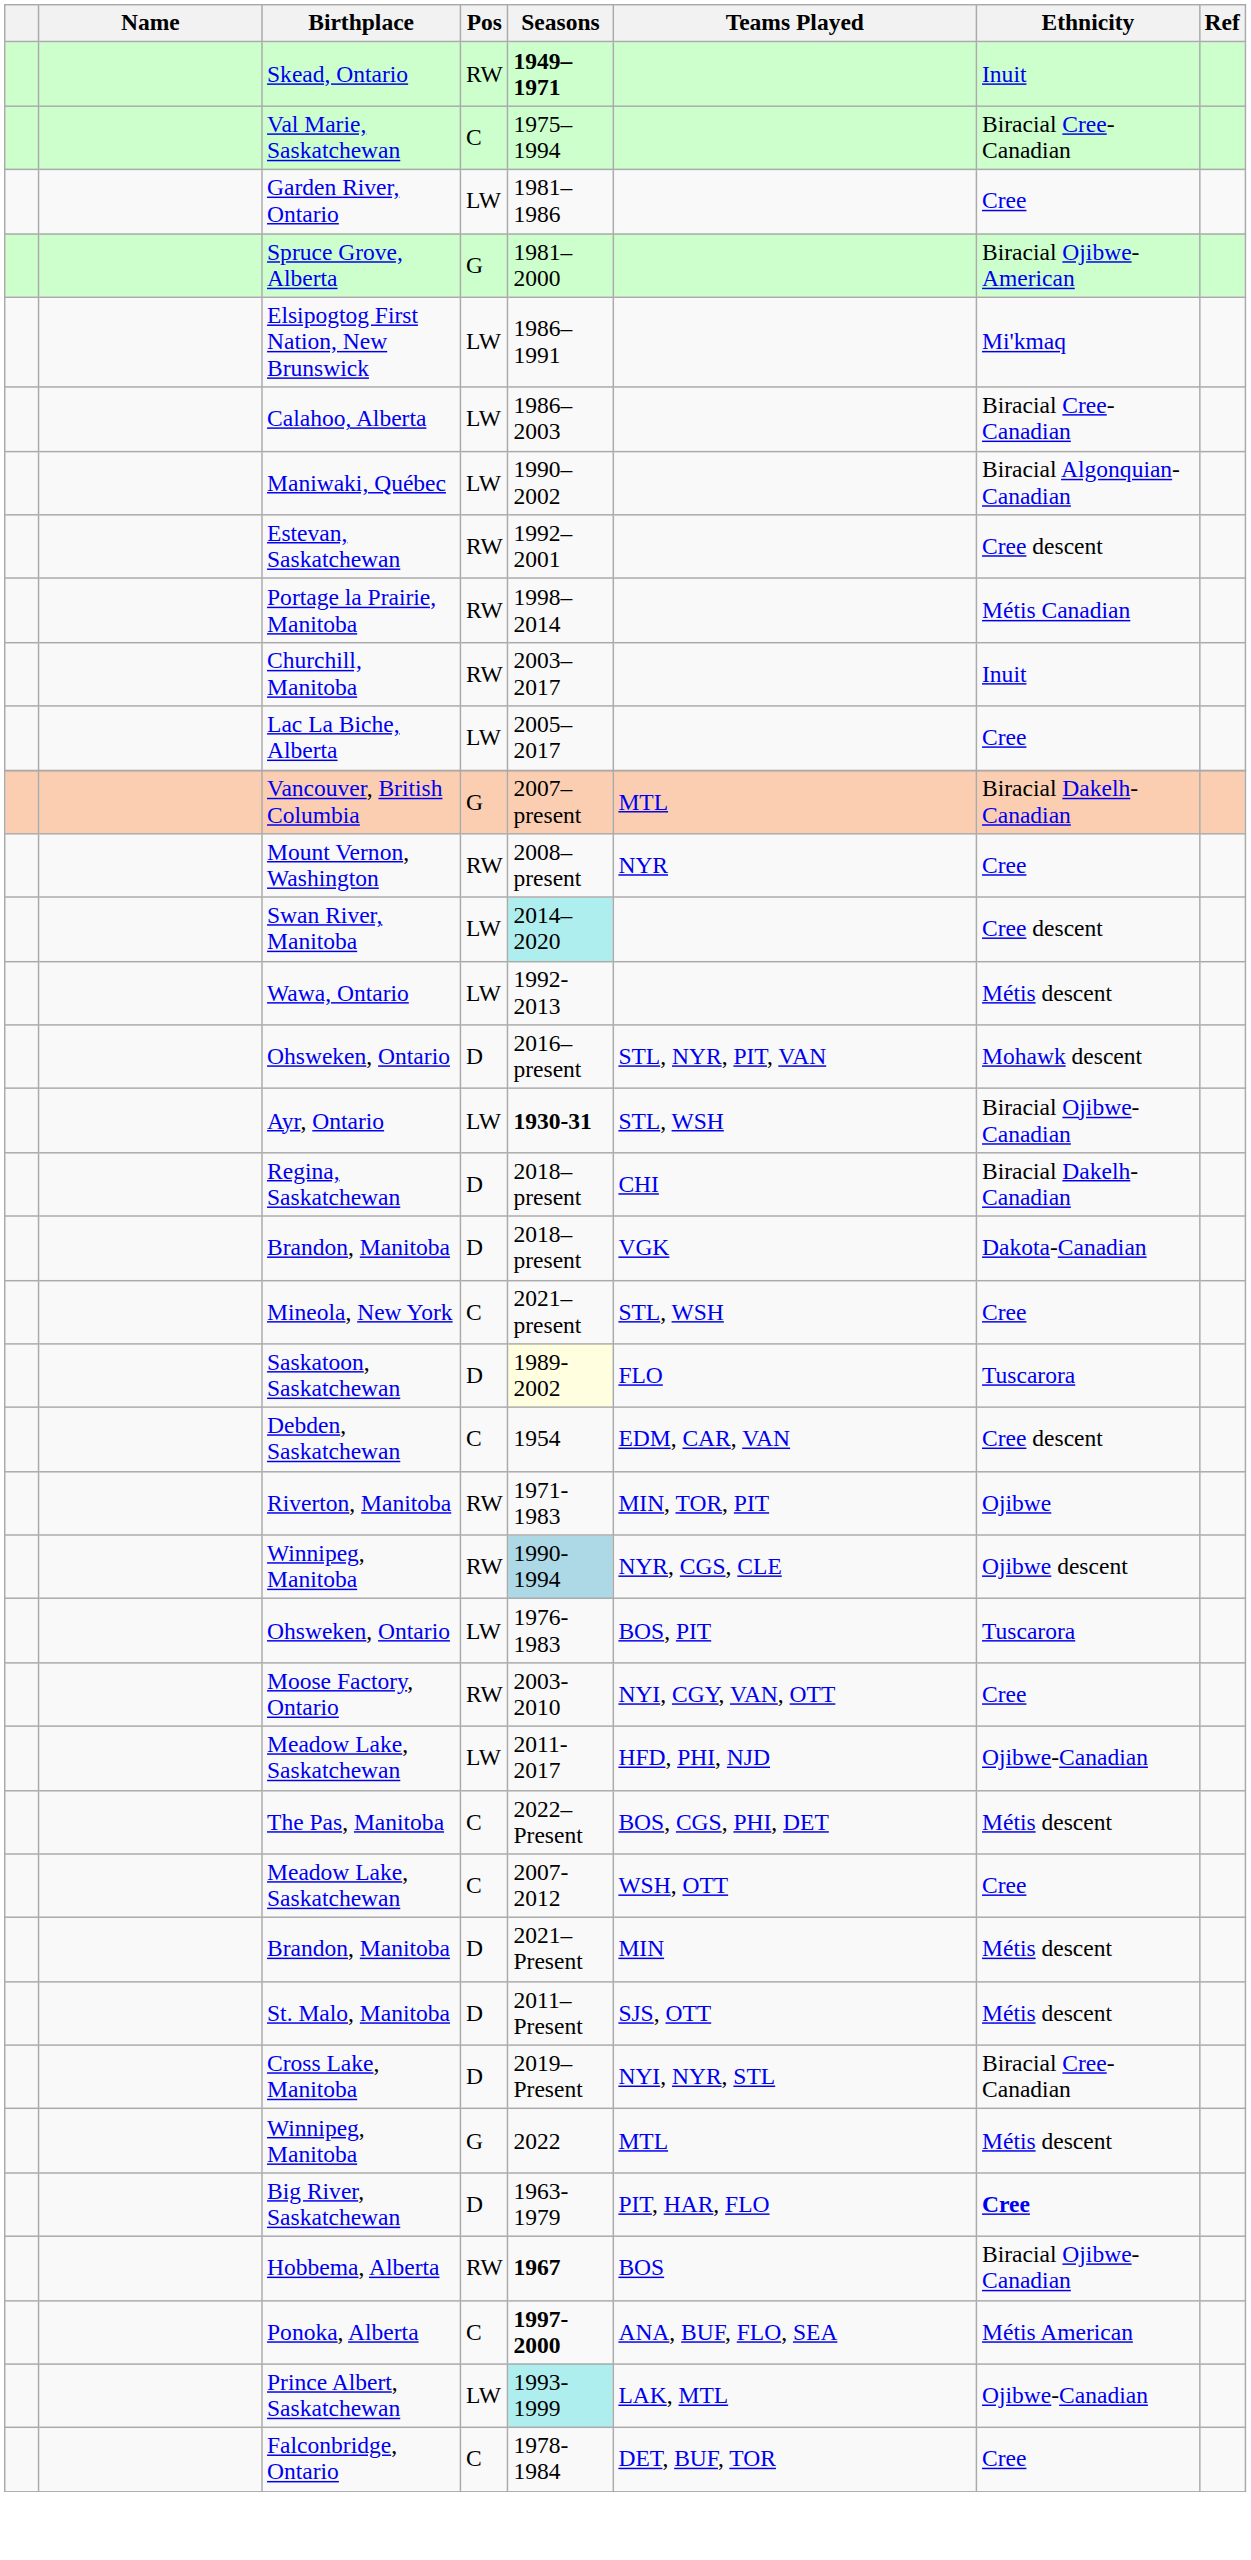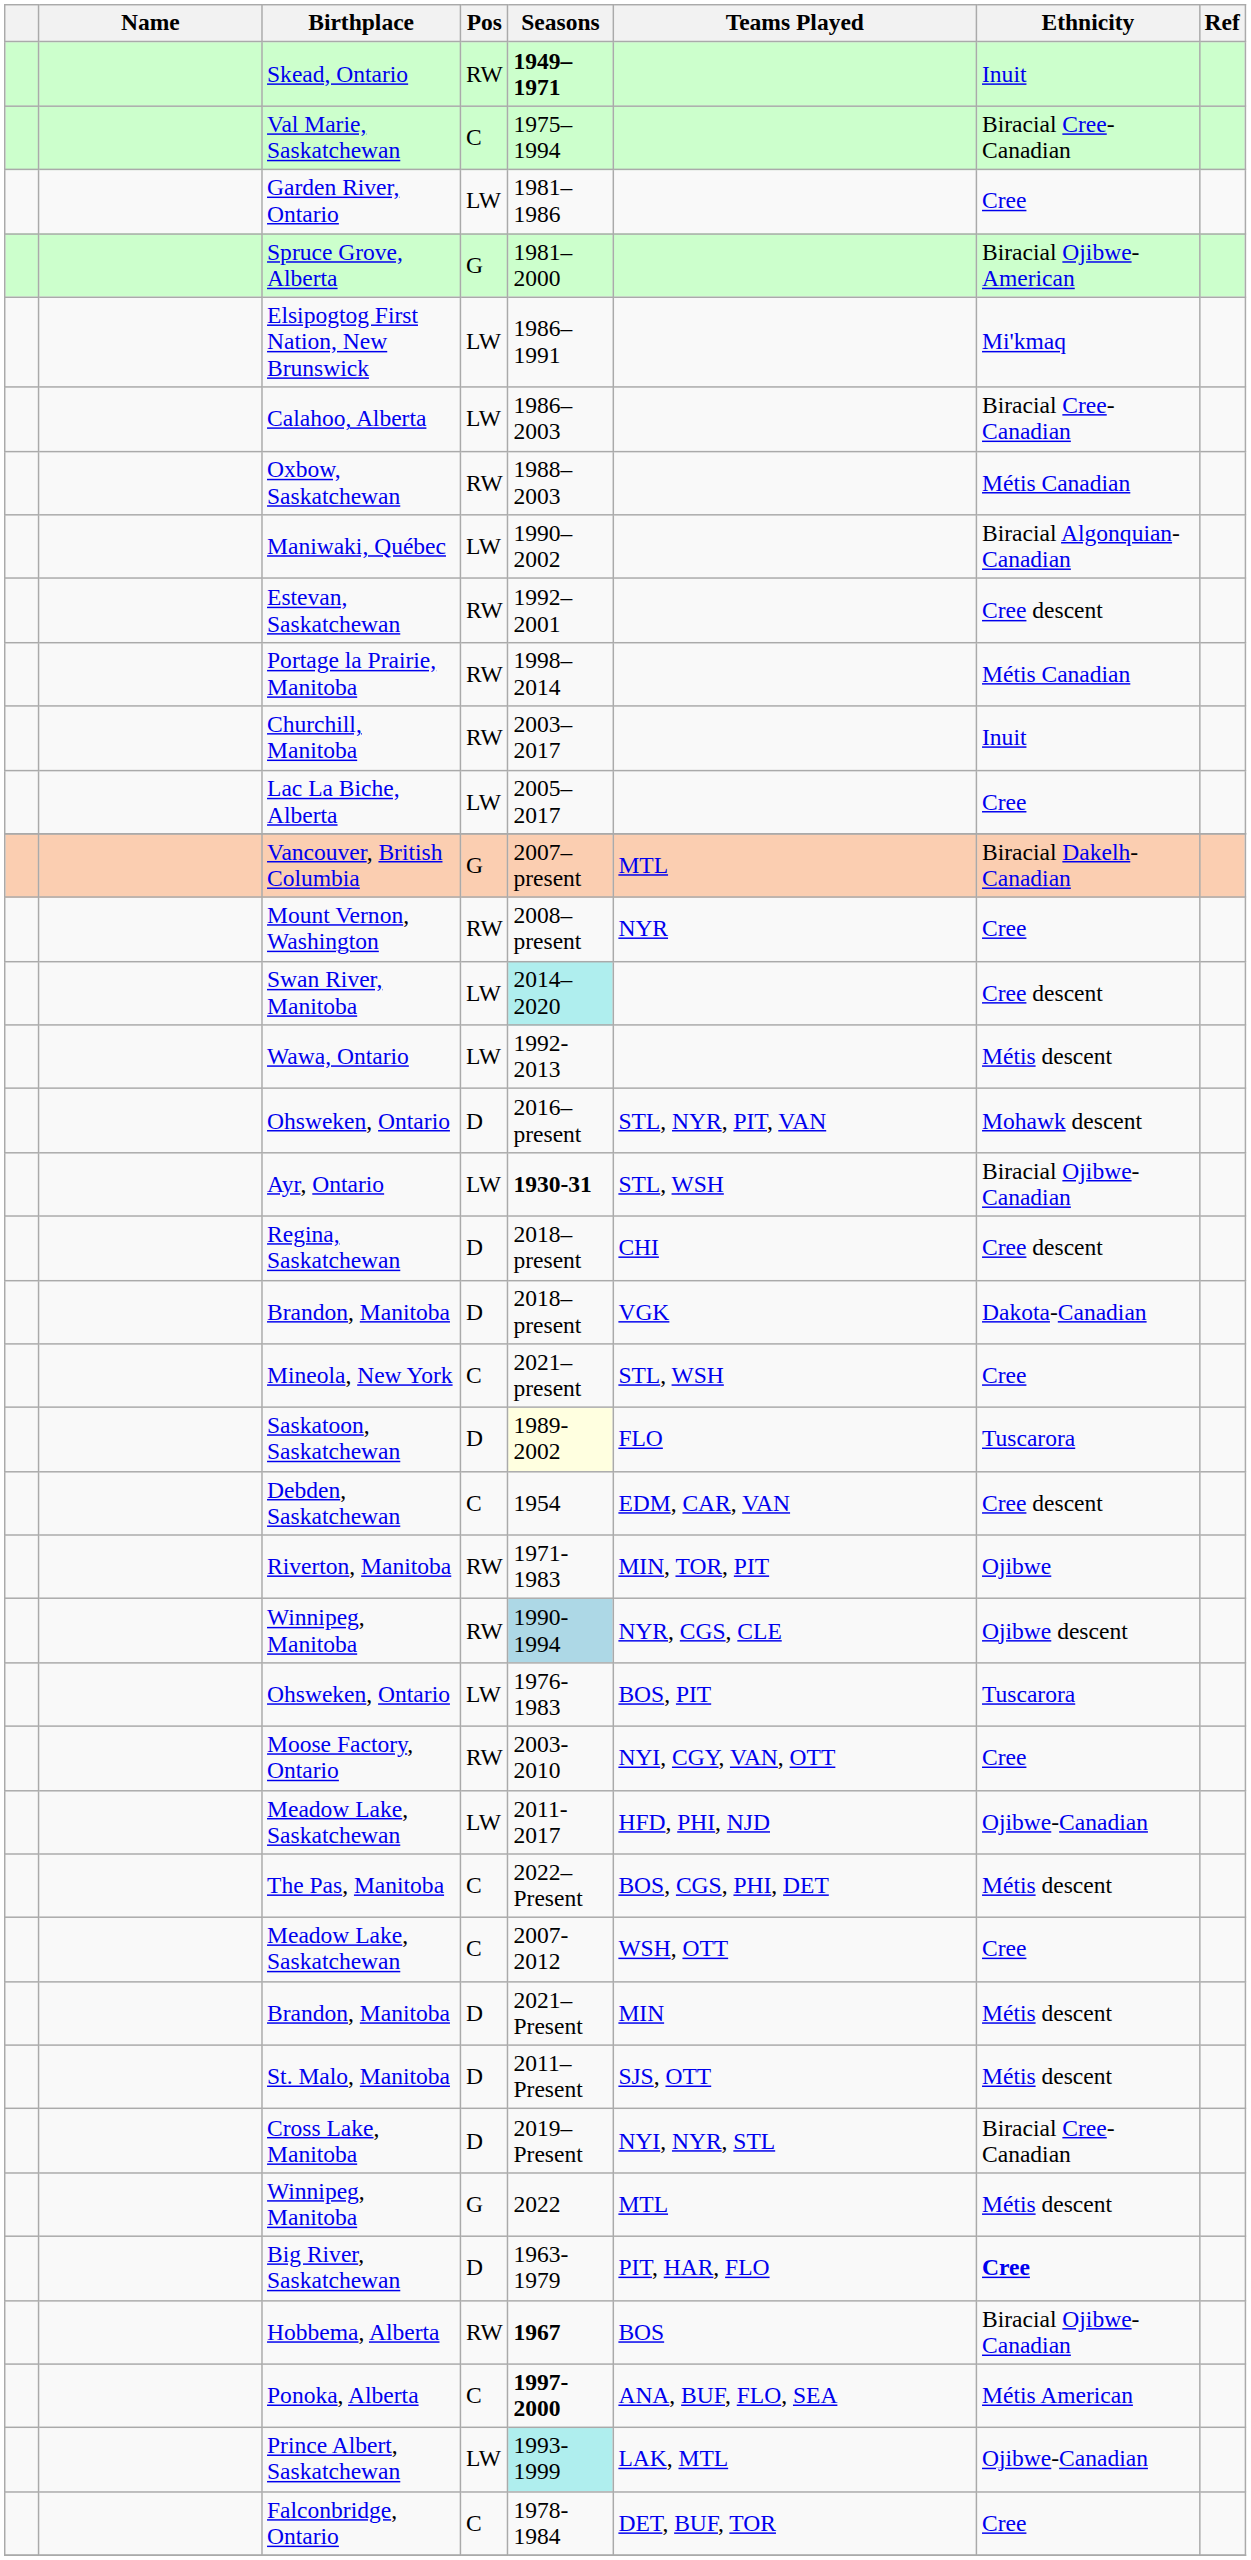+ row: (334, 482)
(1060, 1184) Biracial Dakelh-Canadian -> (1042, 1247) Cree descent
